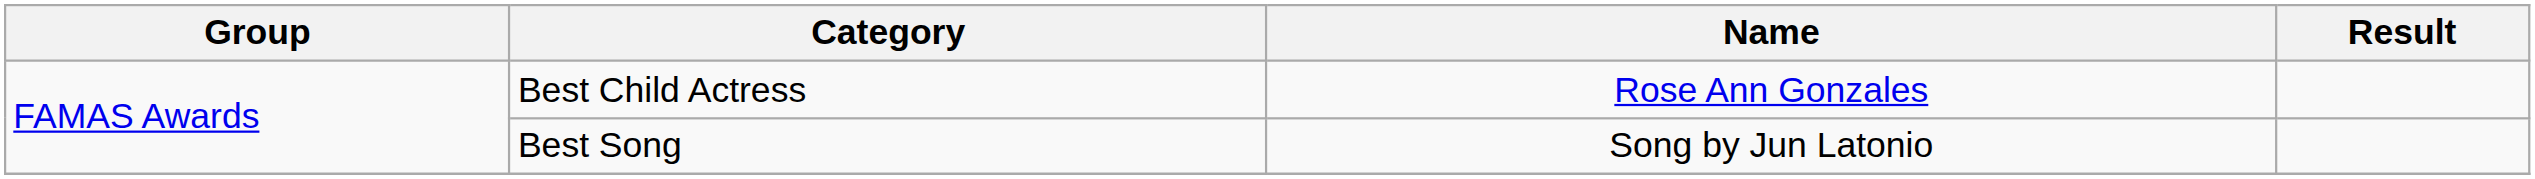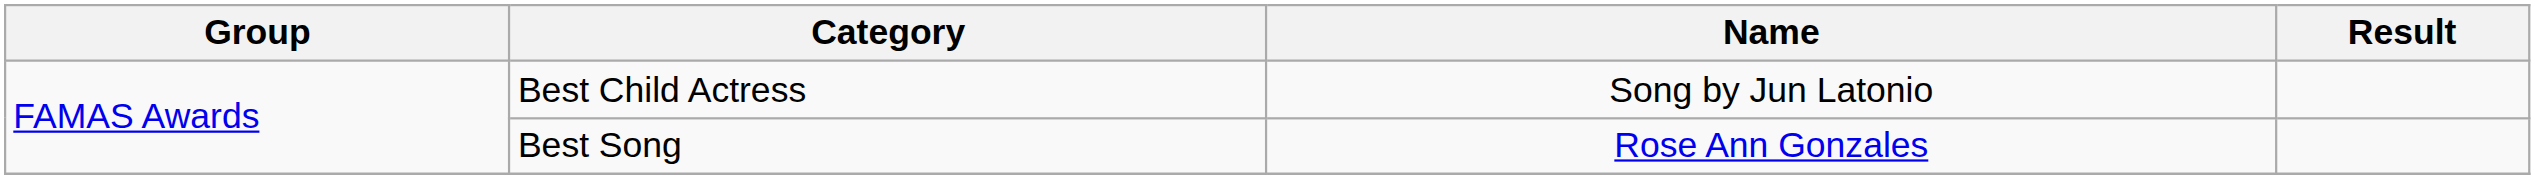(1771, 88) Rose Ann Gonzales -> (1771, 88) Song by Jun Latonio
(1771, 145) Song by Jun Latonio -> (1771, 145) Rose Ann Gonzales
